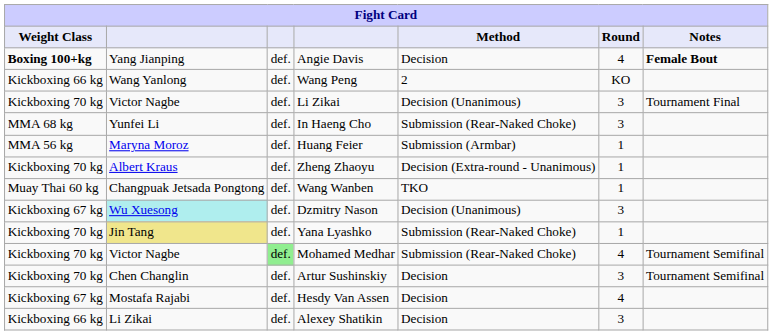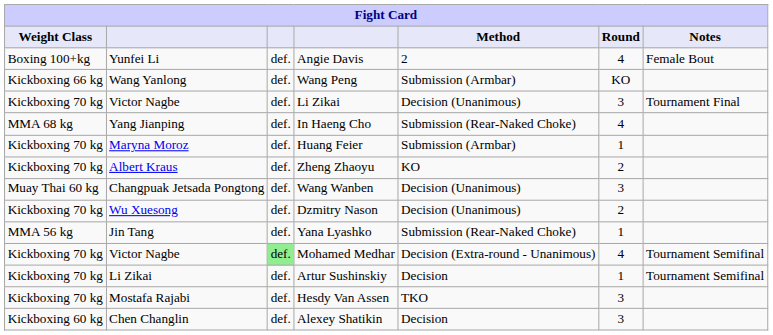(50, 58) bold -> (49, 58) normal
(147, 58) Yang Jianping -> (134, 58) Yunfei Li
(424, 58) Decision -> (404, 58) 2
(682, 58) bold -> (680, 58) normal
(404, 80) 2 -> (458, 80) Submission (Armbar)
(134, 123) Yunfei Li -> (147, 123) Yang Jianping
(621, 123) 3 -> (621, 123) 4
(40, 145) MMA 56 kg -> (55, 145) Kickboxing 70 kg
(498, 167) Decision (Extra-round - Unanimous) -> (411, 167) KO
(621, 167) 1 -> (621, 167) 2
(415, 188) TKO -> (461, 188) Decision (Unanimous)
(621, 188) 1 -> (621, 188) 3
(55, 210) Kickboxing 67 kg -> (55, 210) Kickboxing 70 kg
(143, 210) paleturquoise background -> (143, 210) no background
(621, 210) 3 -> (621, 210) 2
(55, 232) Kickboxing 70 kg -> (40, 232) MMA 56 kg
(131, 232) khaki background -> (131, 232) no background
(488, 254) Submission (Rear-Naked Choke) -> (498, 254) Decision (Extra-round - Unanimous)
(149, 275) Chen Changlin -> (131, 275) Li Zikai
(621, 275) 3 -> (621, 275) 1
(55, 297) Kickboxing 67 kg -> (55, 297) Kickboxing 70 kg
(424, 297) Decision -> (415, 297) TKO
(621, 297) 4 -> (621, 297) 3
(55, 319) Kickboxing 66 kg -> (55, 319) Kickboxing 60 kg
(131, 319) Li Zikai -> (149, 319) Chen Changlin
